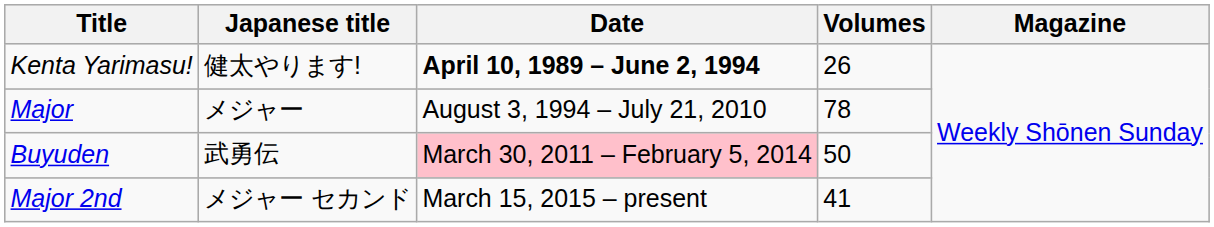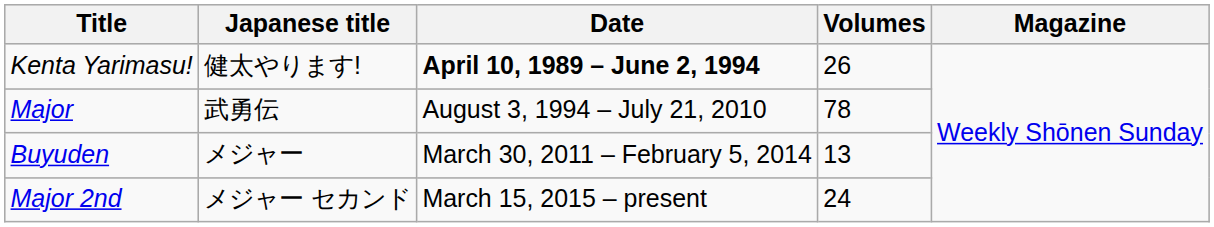(254, 109) メジャー -> (242, 109) 武勇伝
(242, 153) 武勇伝 -> (254, 153) メジャー
(617, 154) pink background -> (617, 154) no background
(837, 154) 50 -> (837, 154) 13
(837, 199) 41 -> (837, 199) 24
